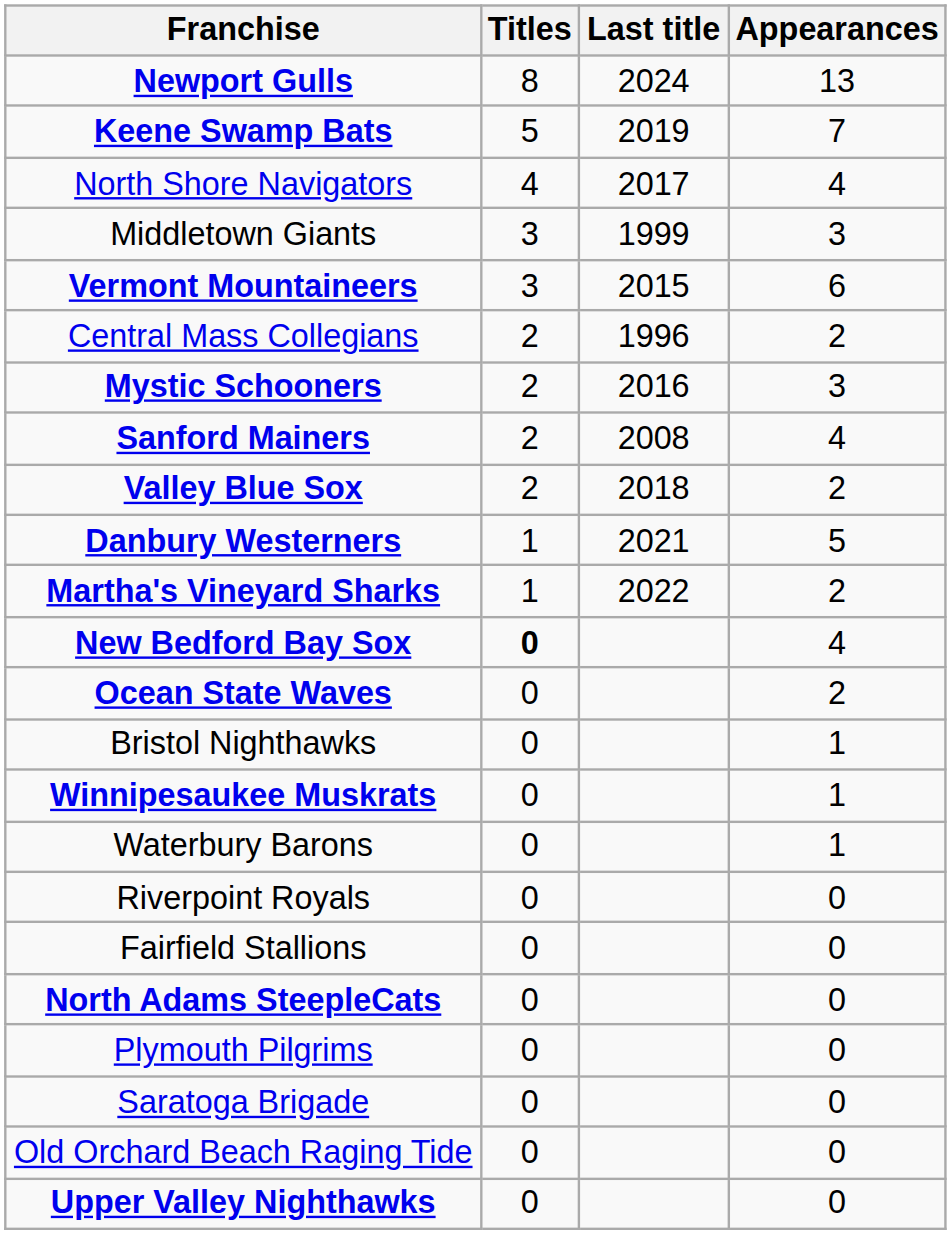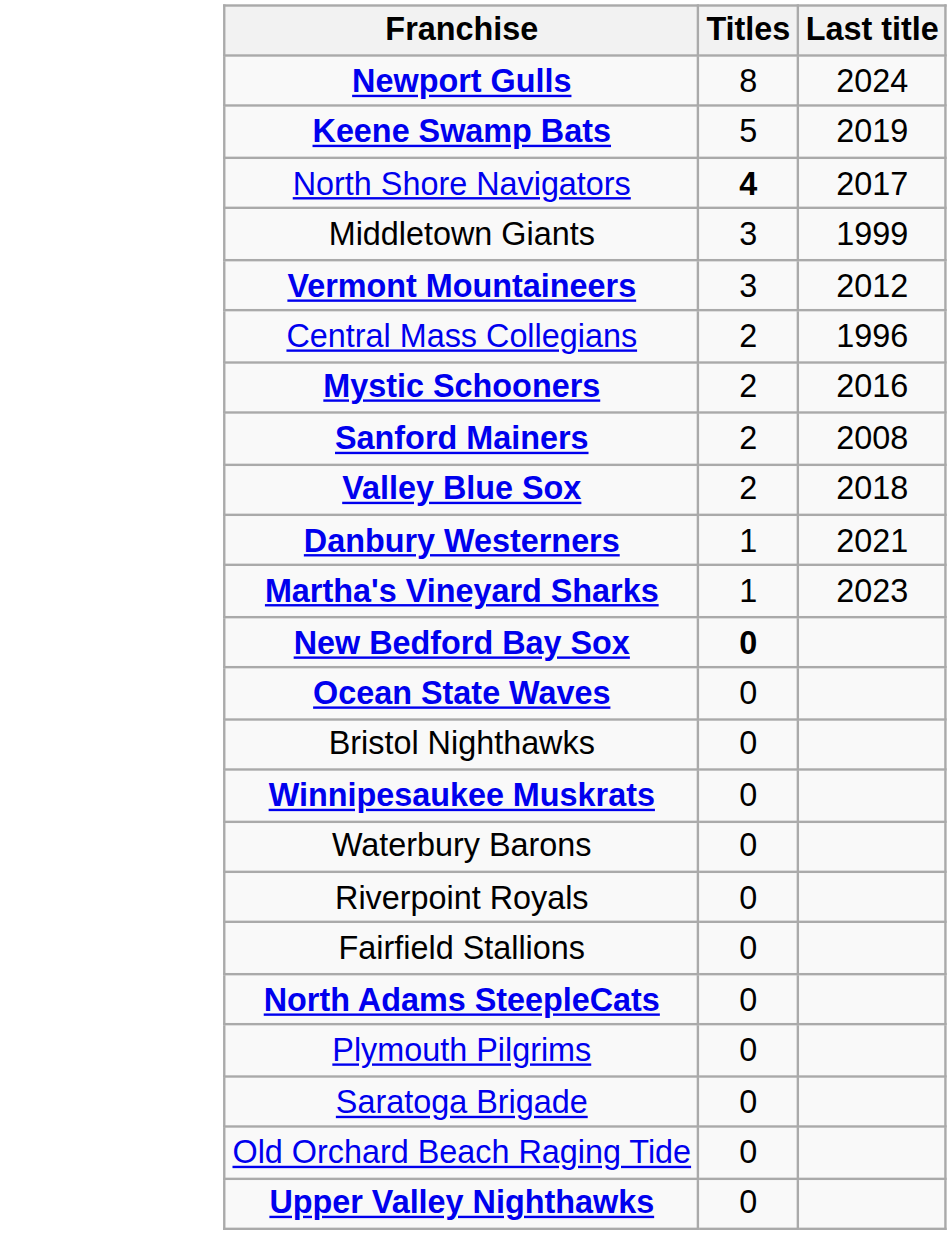- column: (837, 30)
(530, 183) normal -> (748, 183) bold
(654, 285) 2015 -> (872, 285) 2012
(654, 591) 2022 -> (872, 591) 2023
